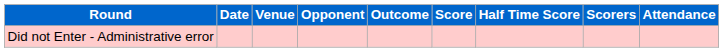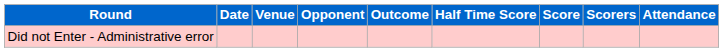columns swapped: (529, 15) <-> (454, 15)
